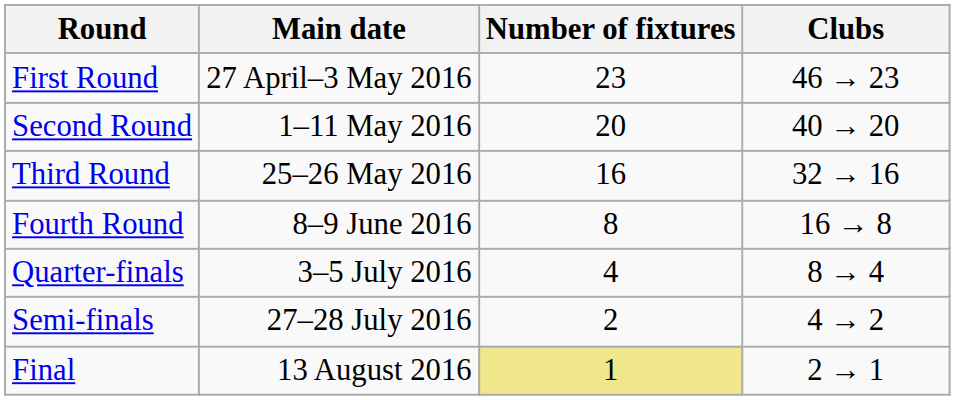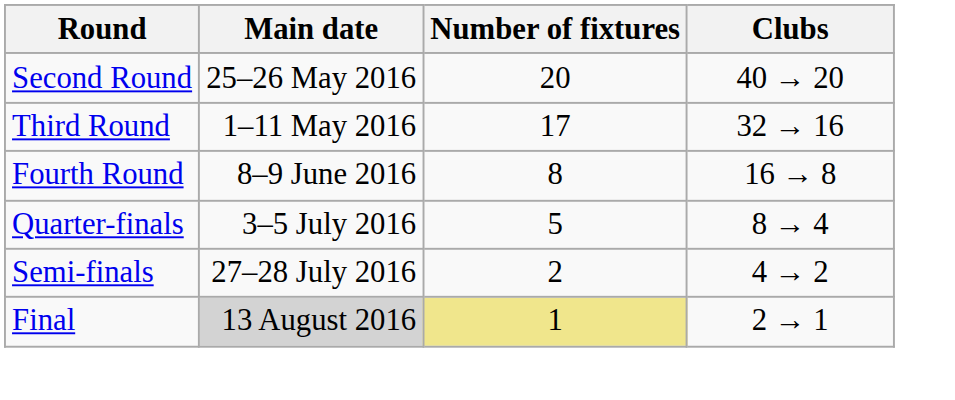- row: (85, 77)
(375, 126) 1–11 May 2016 -> (311, 77) 25–26 May 2016
(367, 175) 25–26 May 2016 -> (319, 126) 1–11 May 2016
(611, 175) 16 -> (555, 126) 17
(611, 272) 4 -> (555, 223) 5
(374, 369) no background -> (319, 321) lightgrey background
